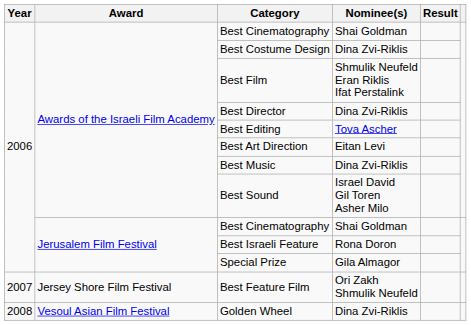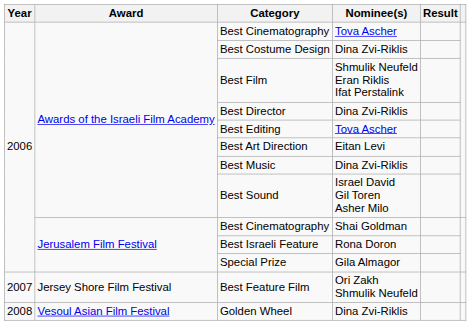(371, 31) Shai Goldman -> (366, 31) Tova Ascher
